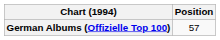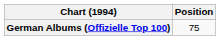(194, 27) 57 -> (194, 27) 75
